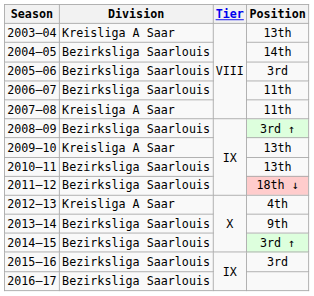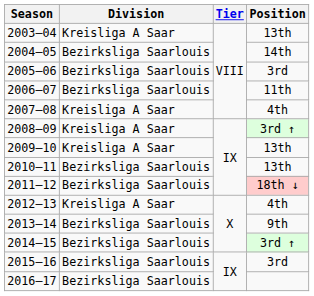(278, 109) 11th -> (278, 109) 4th
(136, 128) Bezirksliga Saarlouis -> (118, 128) Kreisliga A Saar
